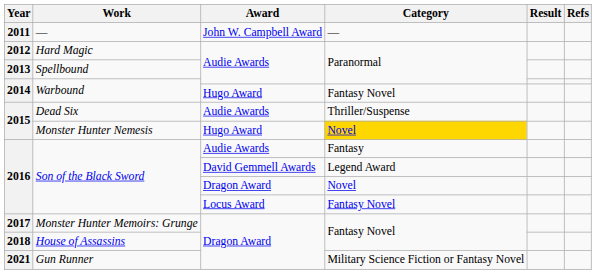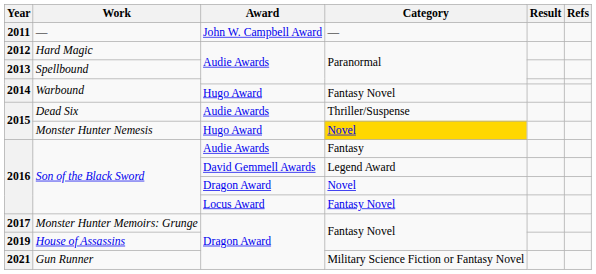(19, 241) 2018 -> (19, 241) 2019
